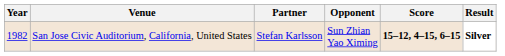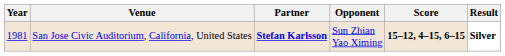(17, 36) 1982 -> (17, 36) 1981
(289, 36) normal -> (292, 36) bold
